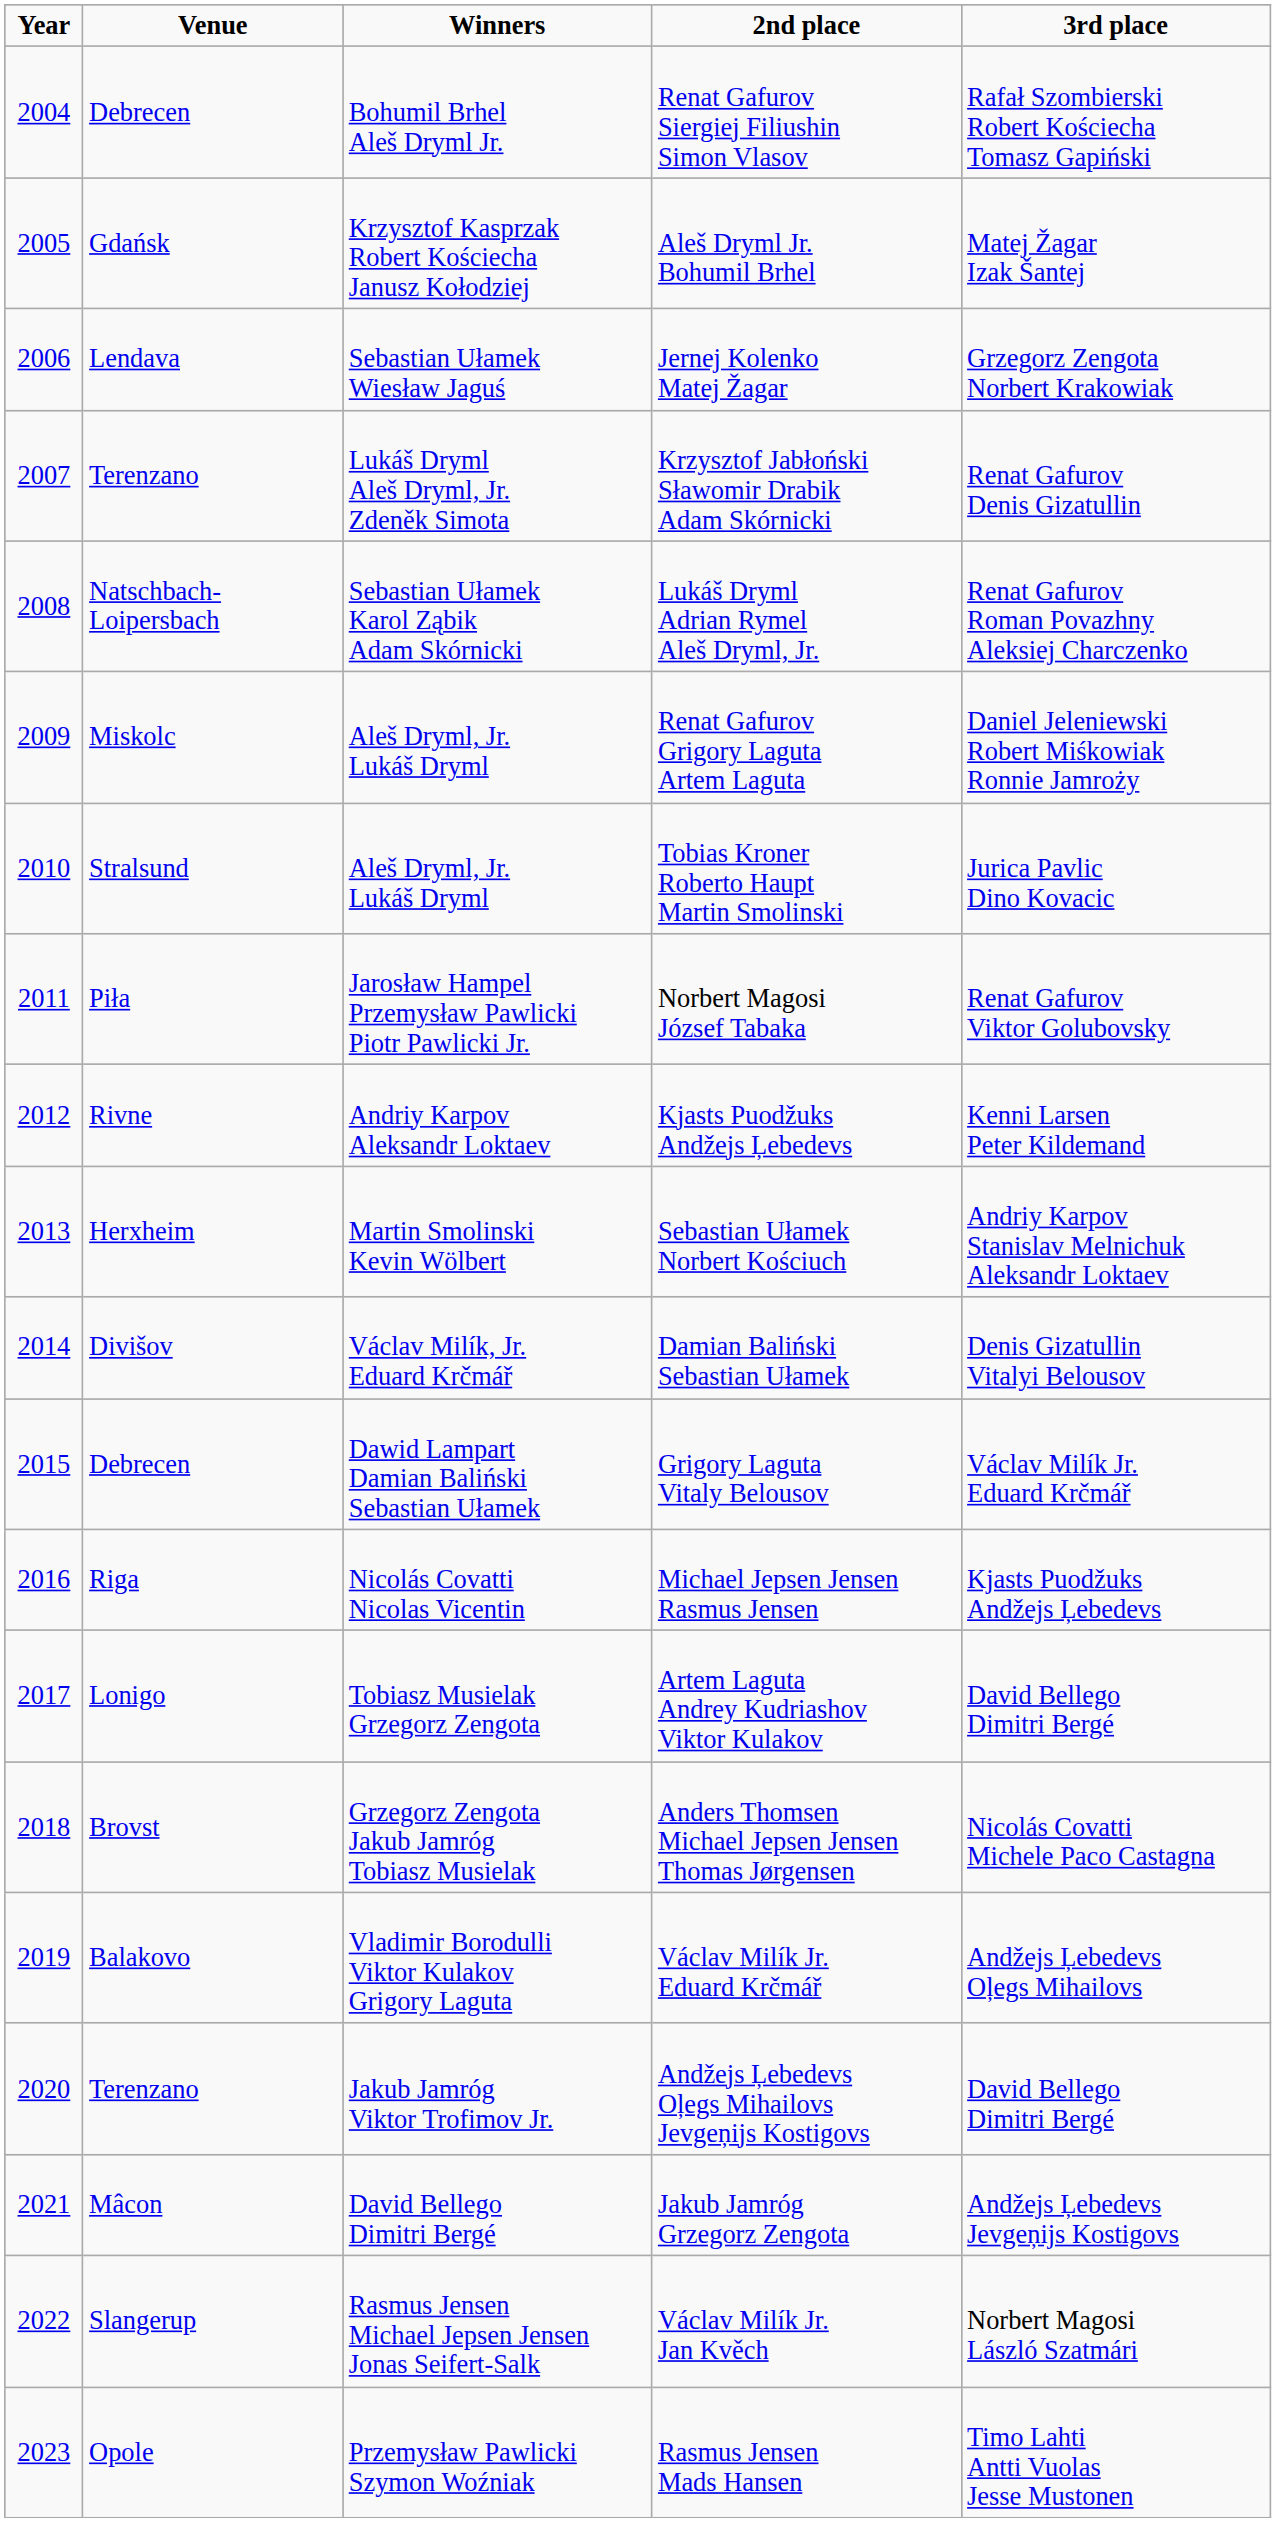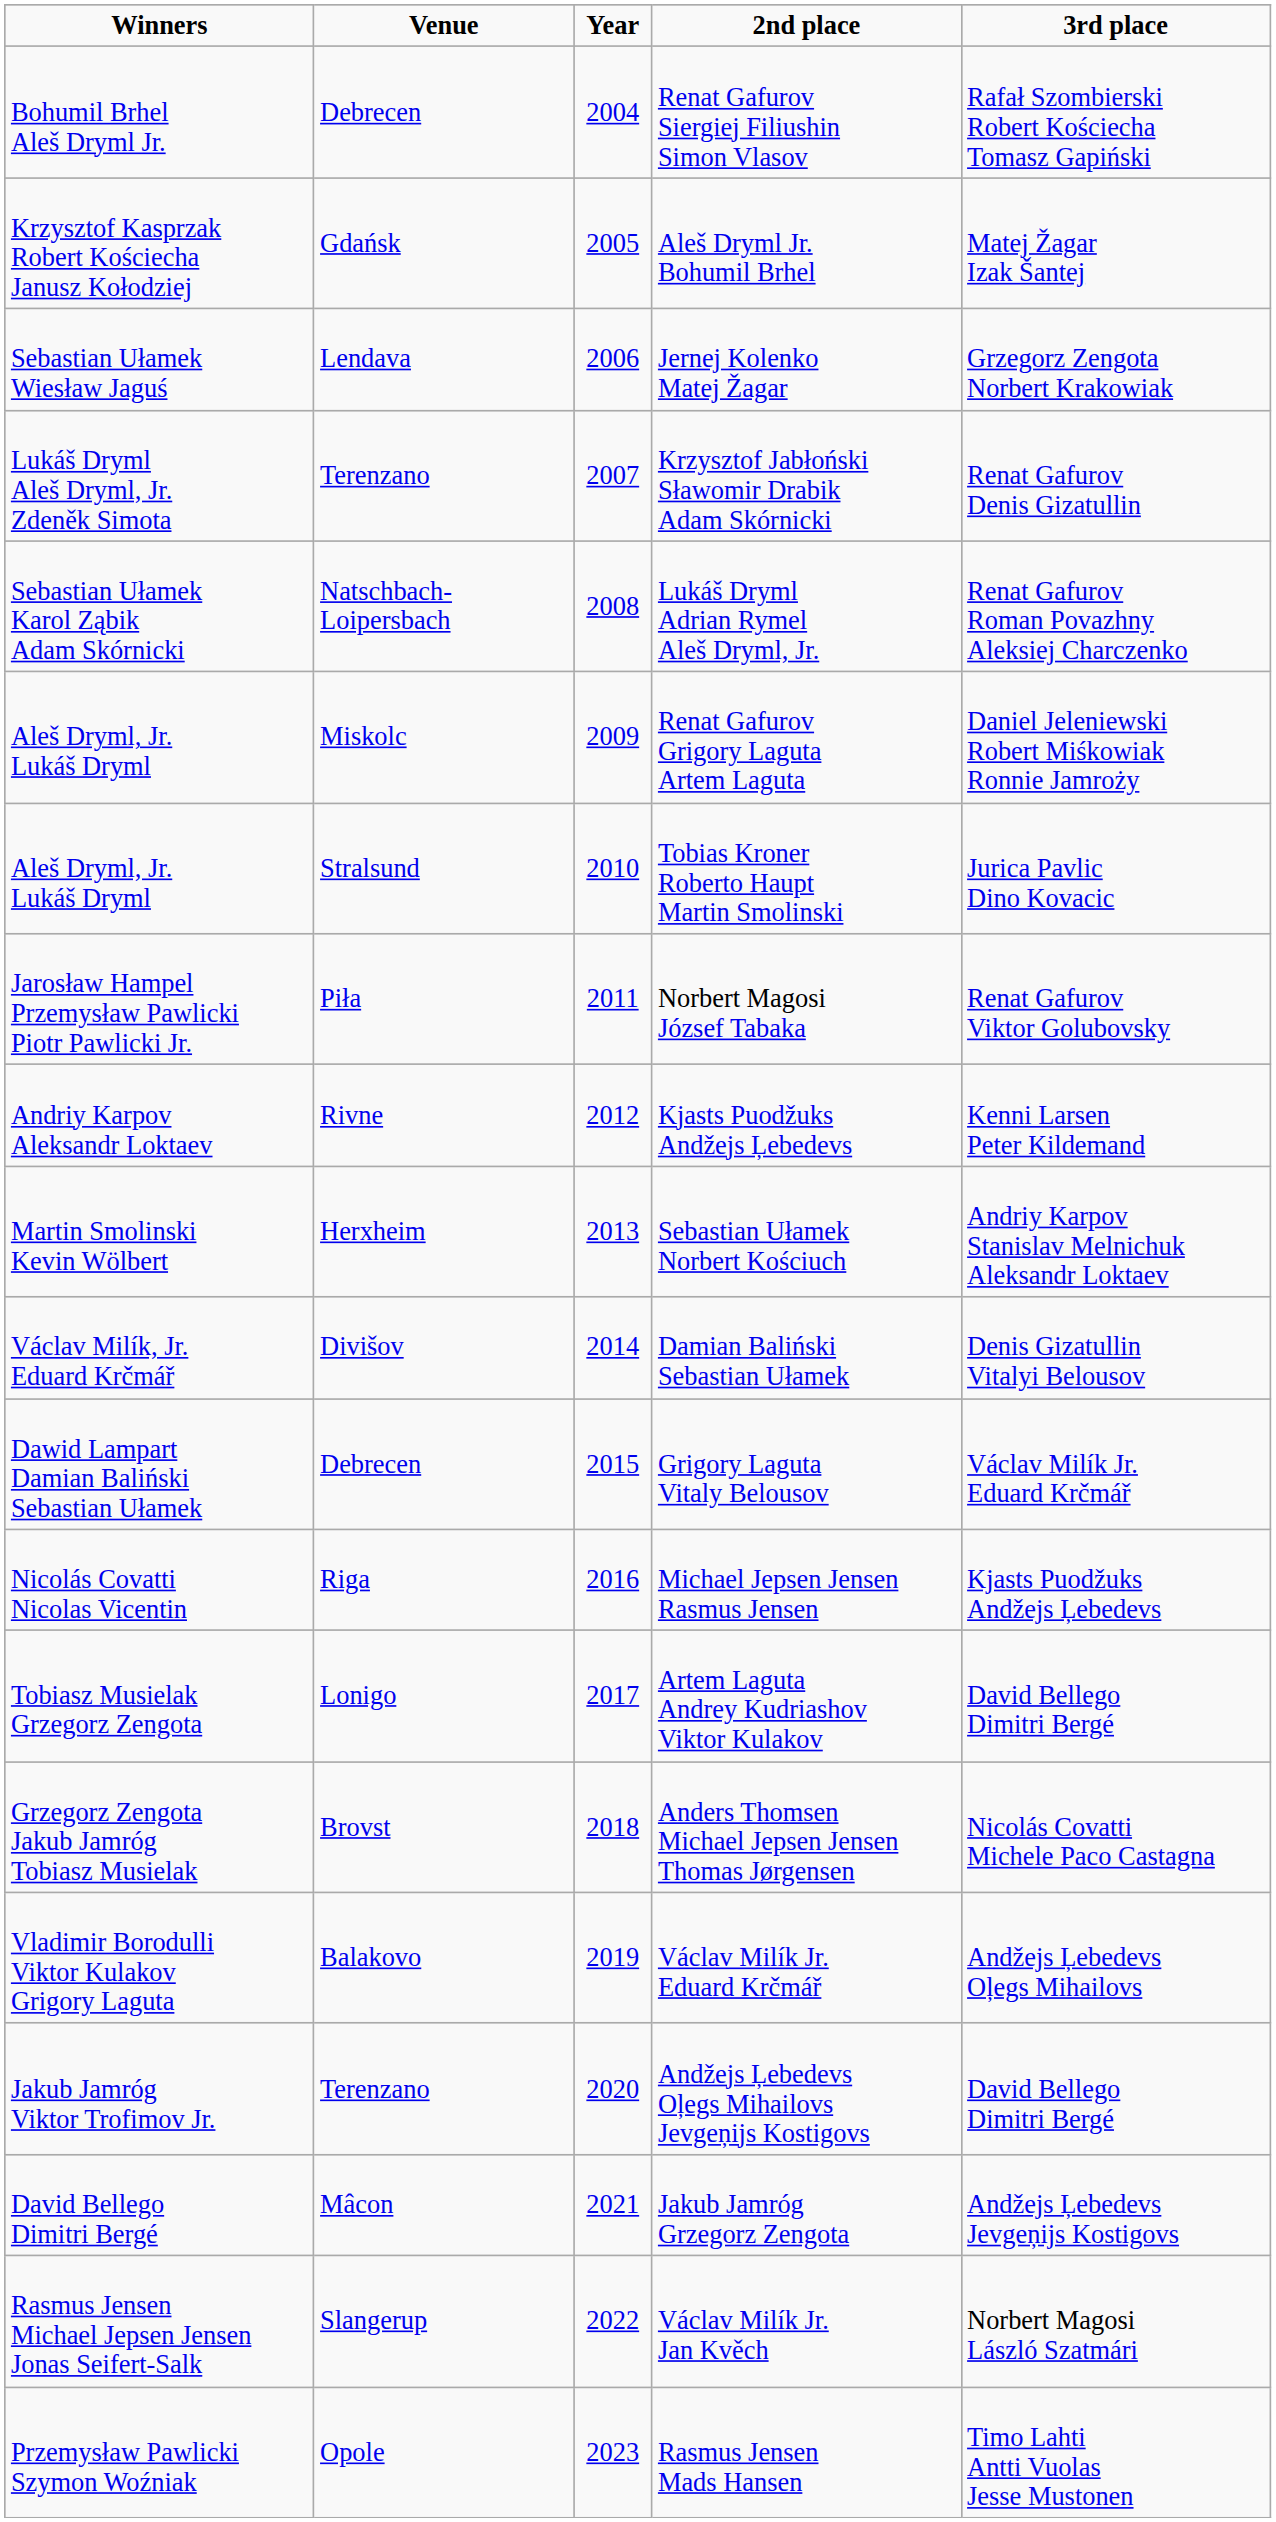columns swapped: (44, 25) <-> (497, 25)
